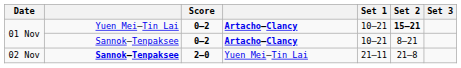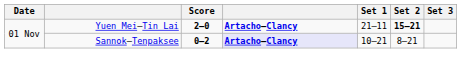(202, 26) 0–2 -> (202, 26) 2–0
(374, 26) 10–21 -> (374, 26) 21–11
(261, 40) no background -> (261, 40) lavender background
- row: (24, 55)
